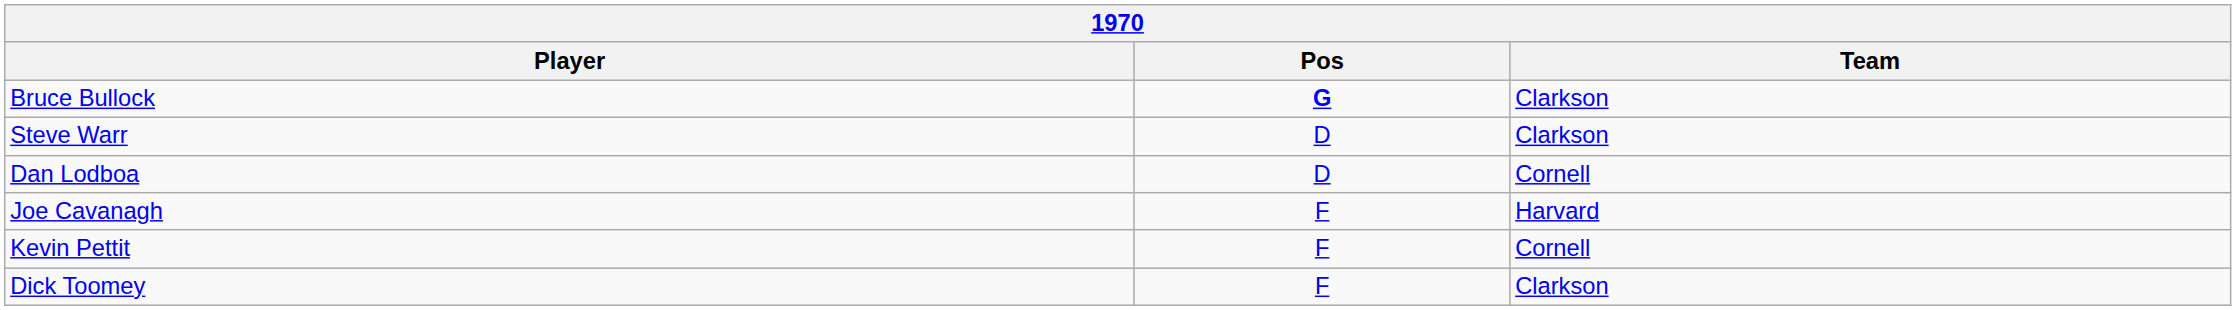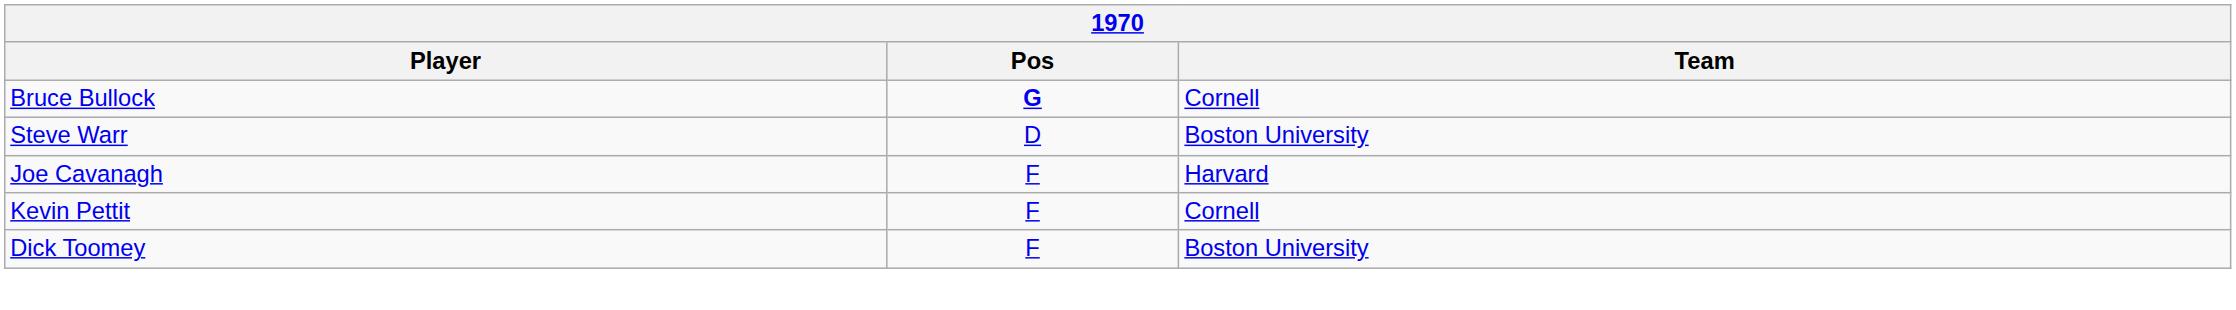(1562, 98) Clarkson -> (1222, 98) Cornell
(1562, 135) Clarkson -> (1277, 135) Boston University
- row: (75, 173)
(1562, 286) Clarkson -> (1277, 248) Boston University
